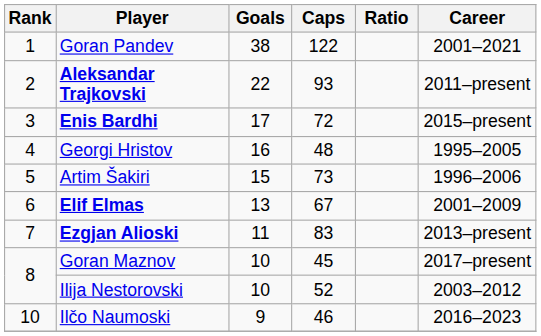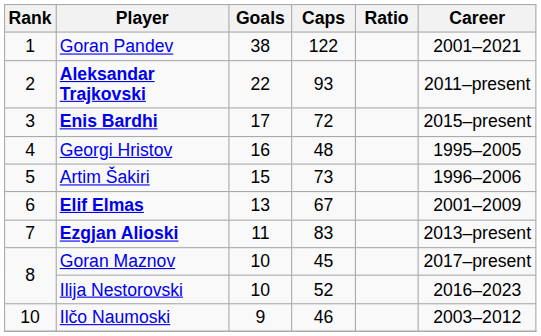(477, 289) 2003–2012 -> (477, 289) 2016–2023
(477, 317) 2016–2023 -> (477, 317) 2003–2012
